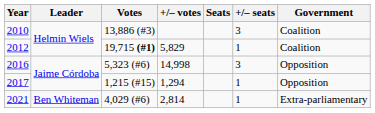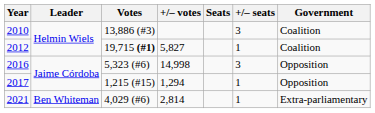(172, 47) 5,829 -> (172, 47) 5,827
